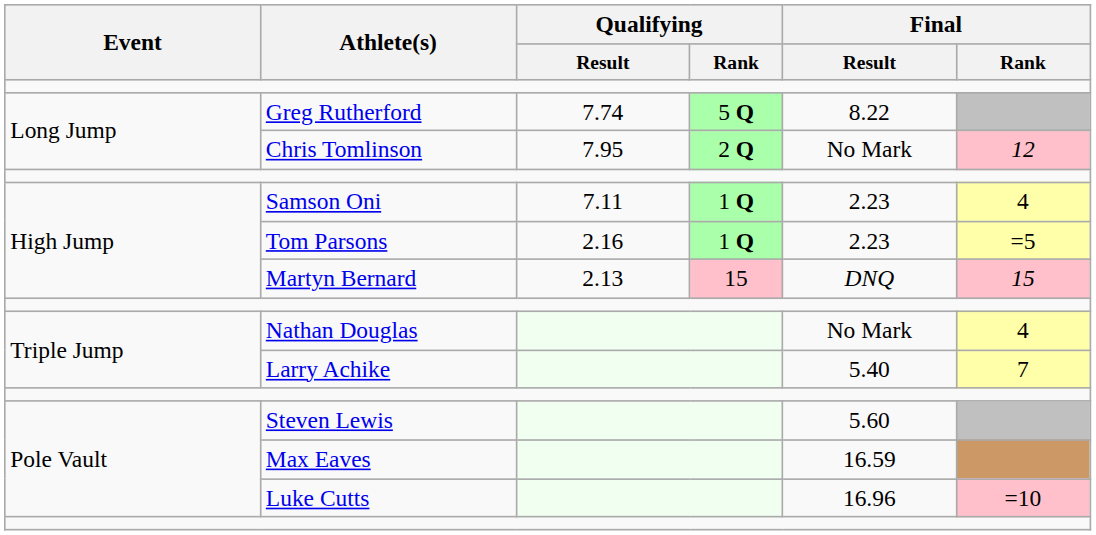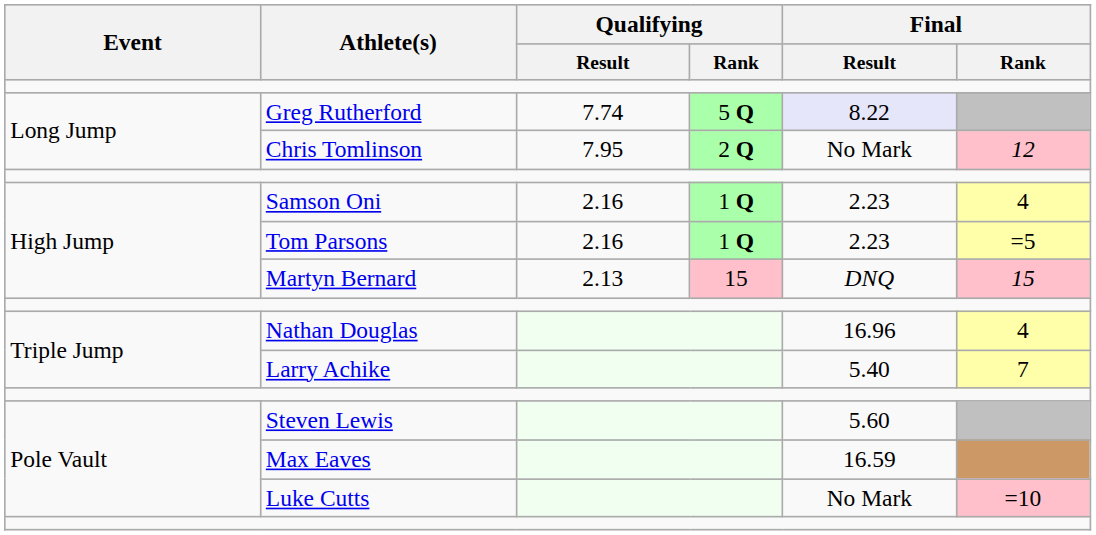(869, 111) no background -> (869, 111) lavender background
(603, 201) 7.11 -> (603, 201) 2.16
(869, 330) No Mark -> (869, 330) 16.96
(869, 498) 16.96 -> (869, 498) No Mark
